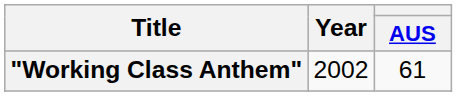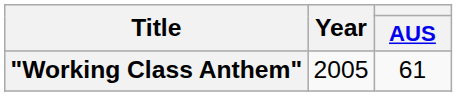(341, 70) 2002 -> (341, 70) 2005
